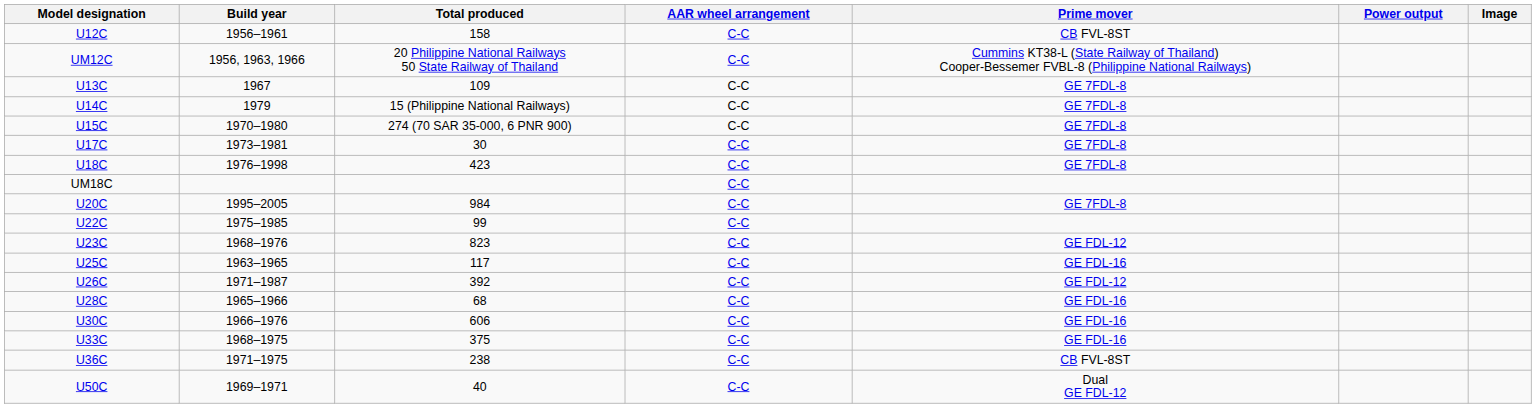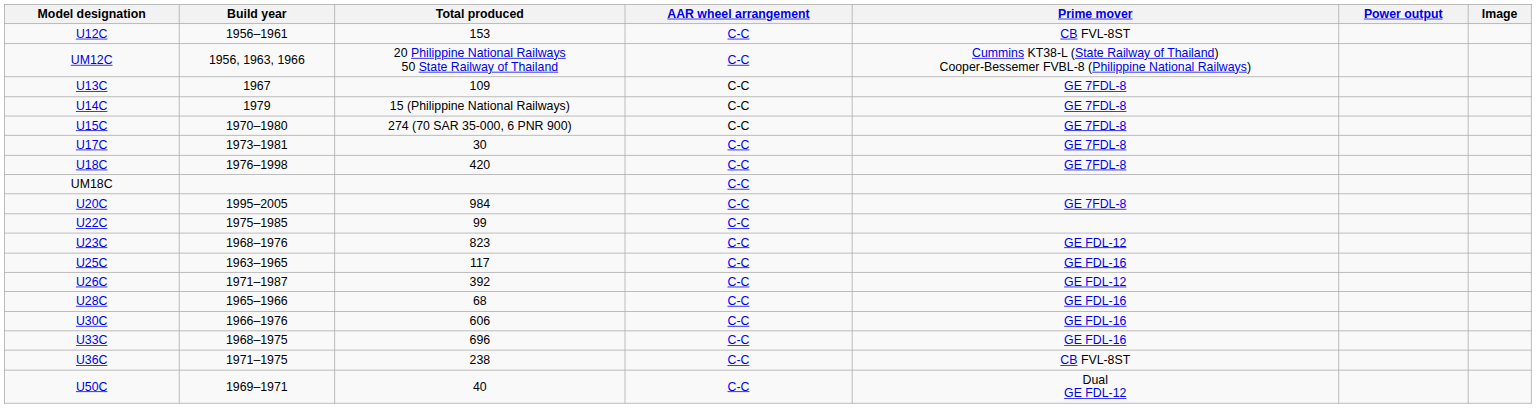(480, 33) 158 -> (480, 33) 153
(480, 164) 423 -> (480, 164) 420
(480, 340) 375 -> (480, 340) 696
